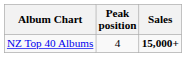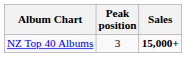(118, 43) 4 -> (118, 43) 3
